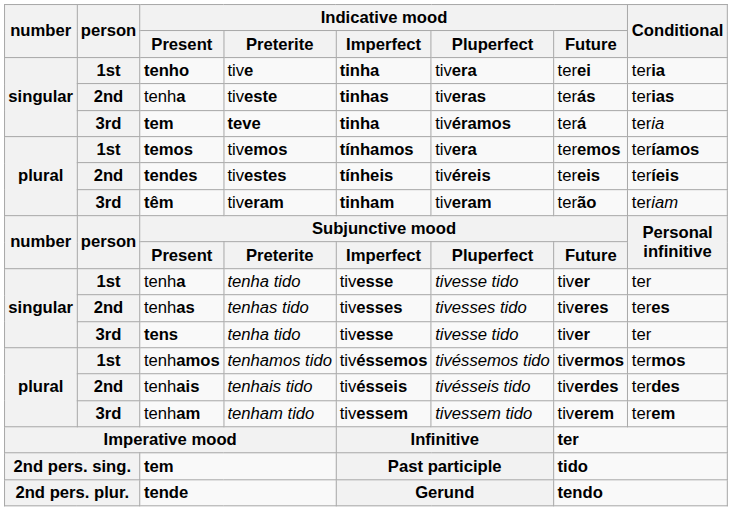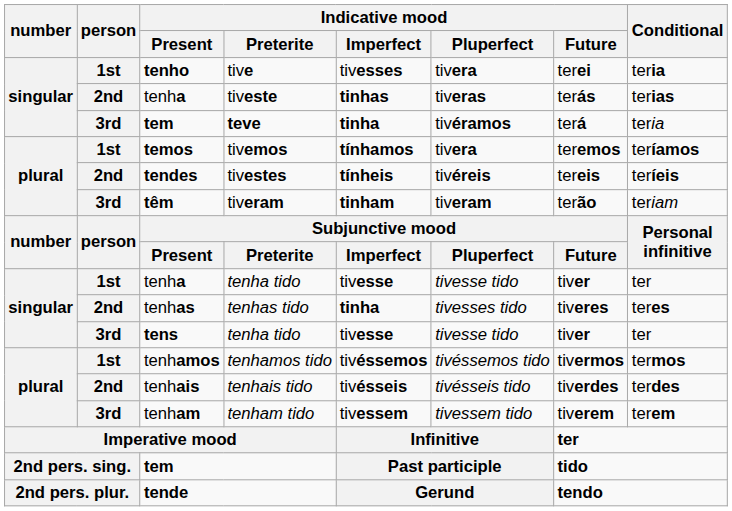(360, 70) tinha -> (371, 70) tivesses
(371, 307) tivesses -> (360, 307) tinha
